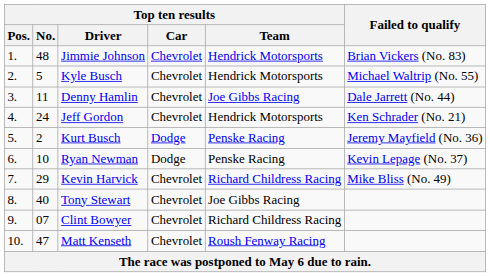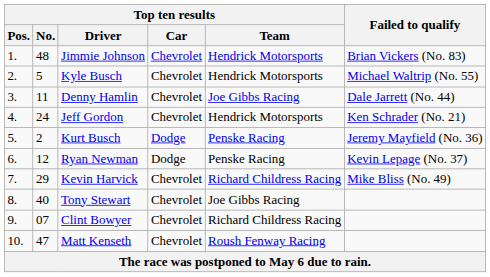(43, 158) 10 -> (43, 158) 12
